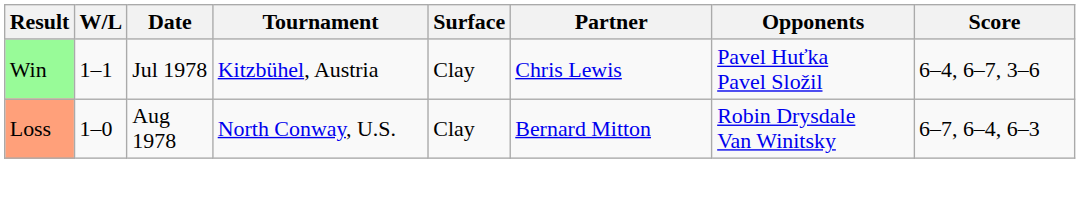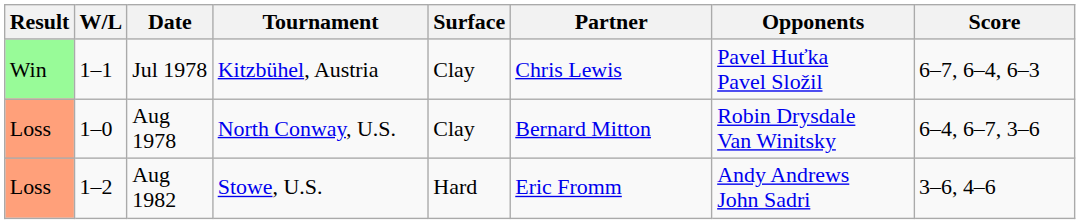(979, 68) 6–4, 6–7, 3–6 -> (979, 68) 6–7, 6–4, 6–3
(979, 128) 6–7, 6–4, 6–3 -> (979, 128) 6–4, 6–7, 3–6
+ row: (154, 187)
